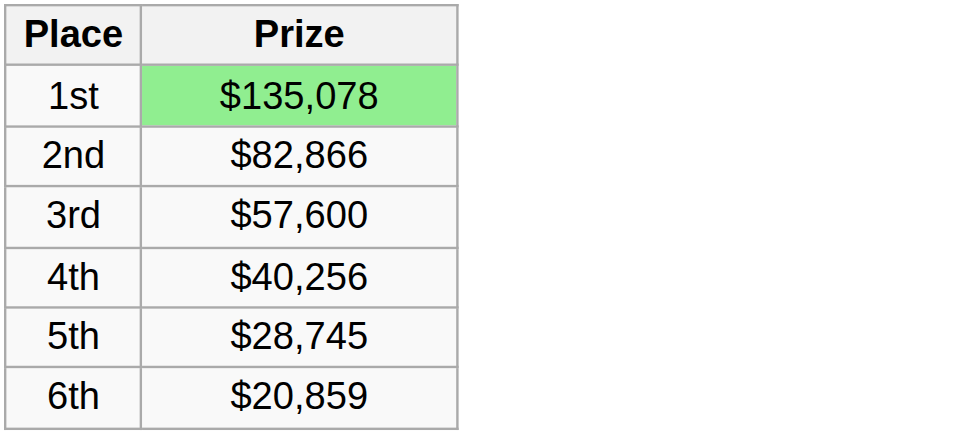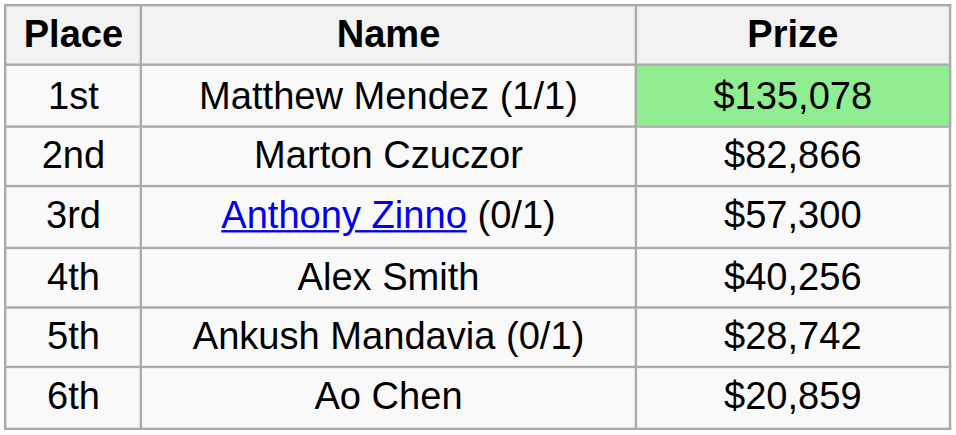+ column: (389, 34)
(299, 215) $57,600 -> (793, 215) $57,300
(299, 336) $28,745 -> (793, 336) $28,742
